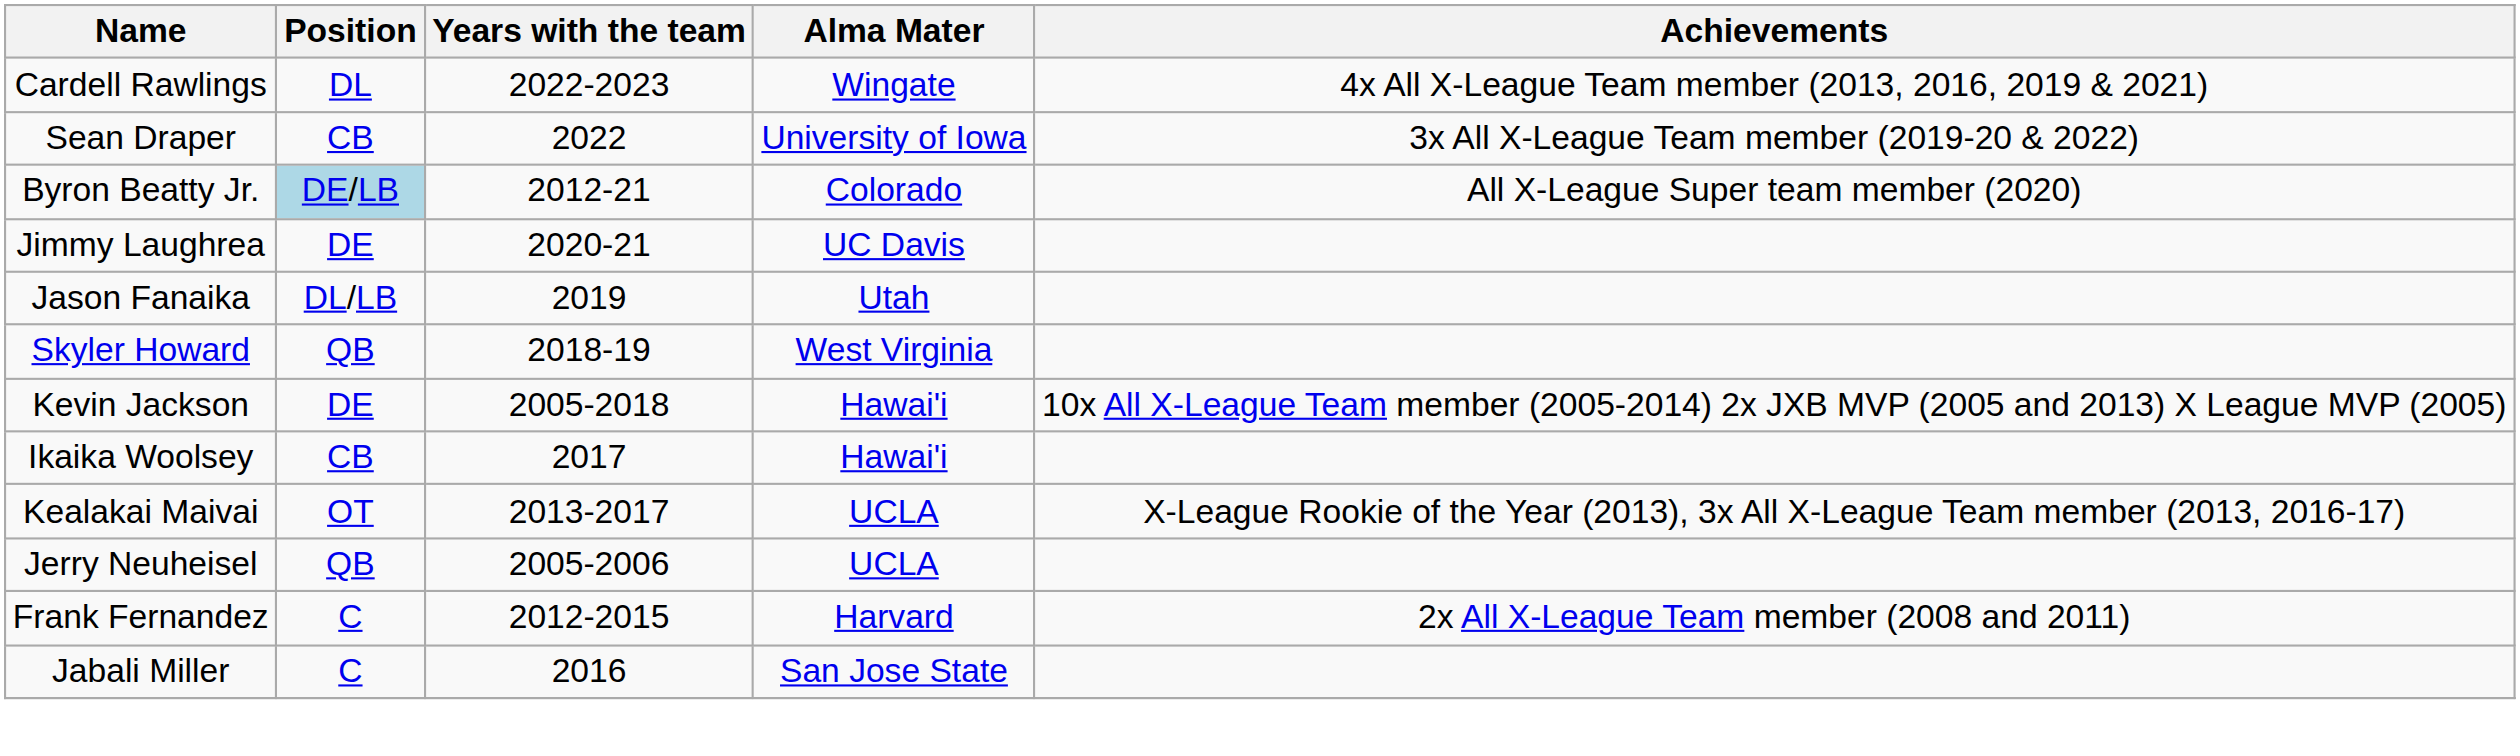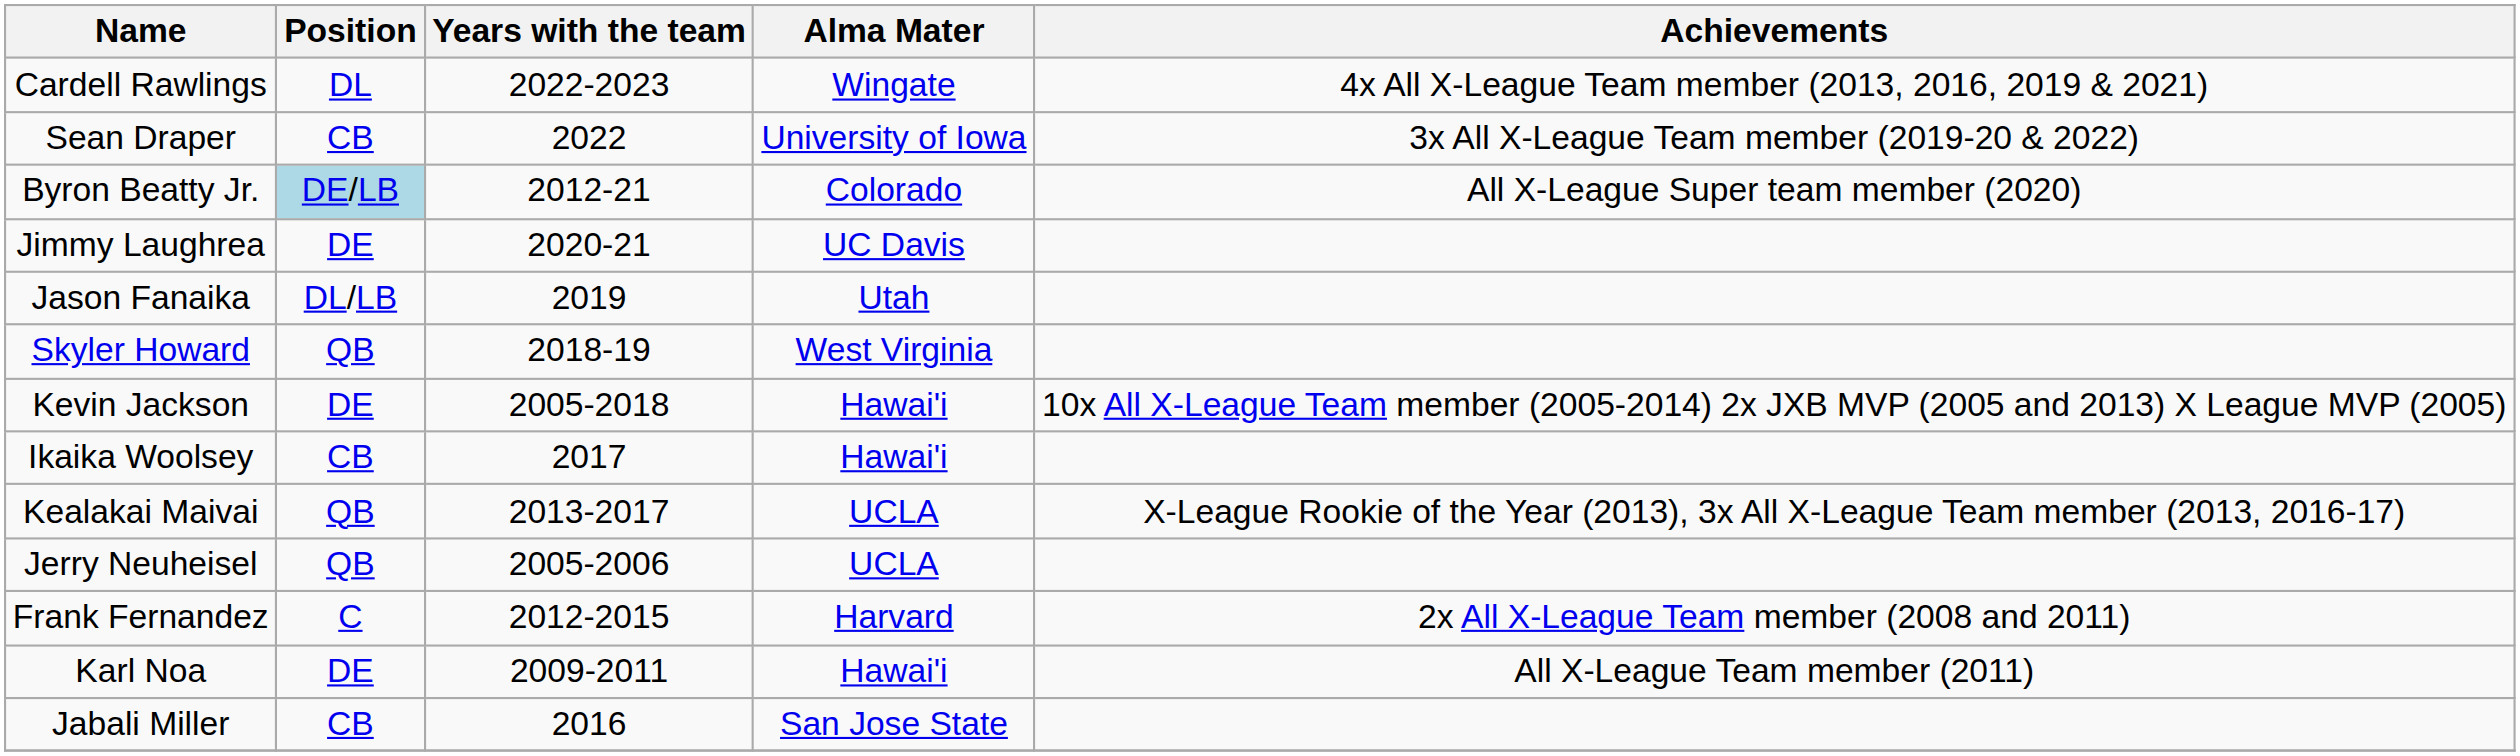(350, 510) OT -> (350, 510) QB
+ row: (141, 670)
(350, 670) C -> (350, 723) CB
